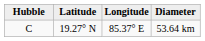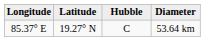columns swapped: (29, 12) <-> (127, 12)
